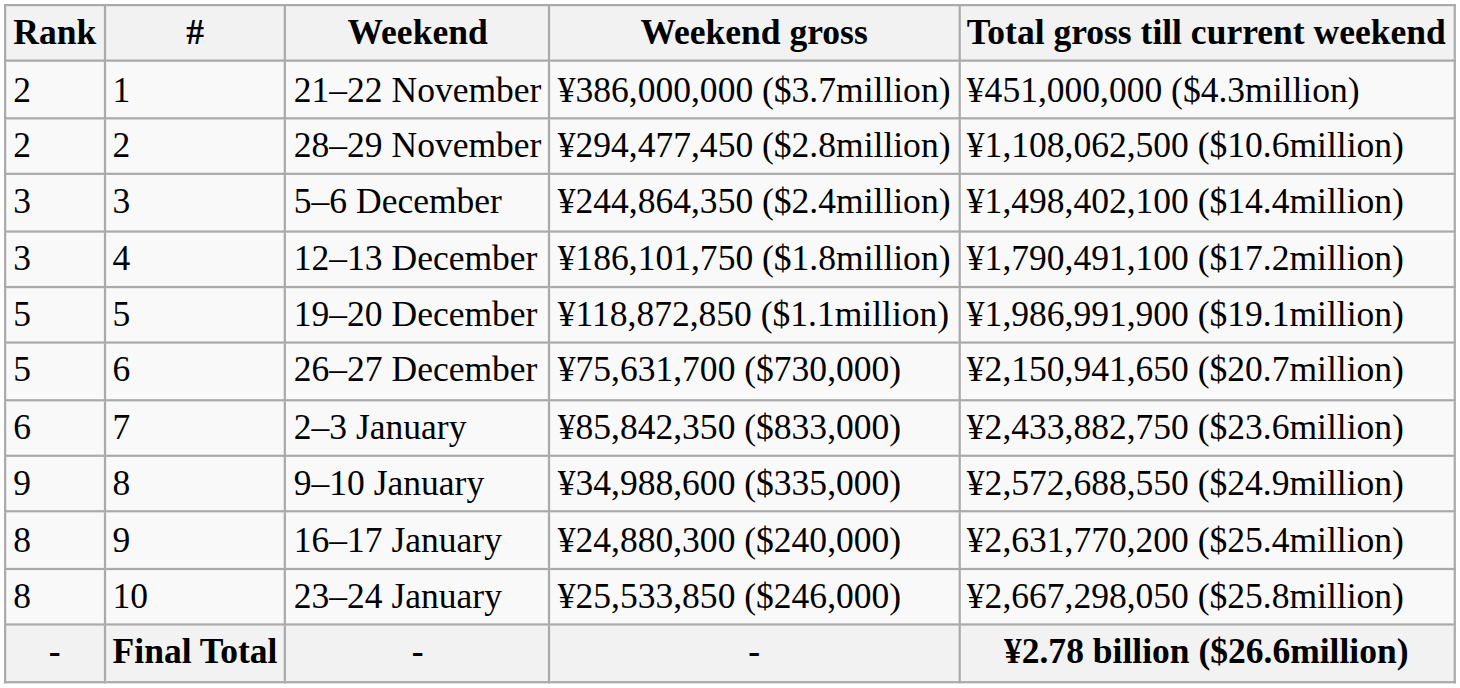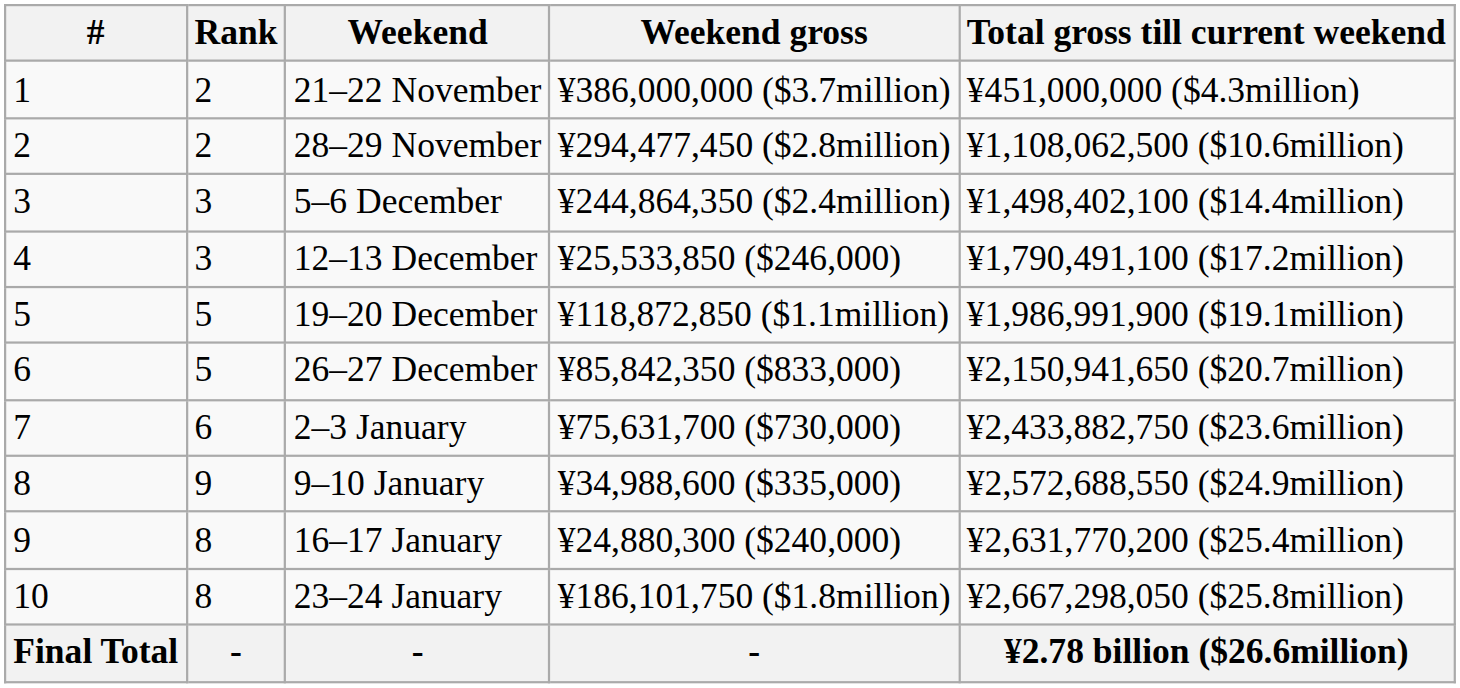columns swapped: (195, 32) <-> (55, 32)
(754, 257) ¥186,101,750 ($1.8million) -> (729, 257) ¥25,533,850 ($246,000)
(729, 370) ¥75,631,700 ($730,000) -> (729, 370) ¥85,842,350 ($833,000)
(729, 426) ¥85,842,350 ($833,000) -> (729, 426) ¥75,631,700 ($730,000)
(729, 595) ¥25,533,850 ($246,000) -> (754, 595) ¥186,101,750 ($1.8million)
